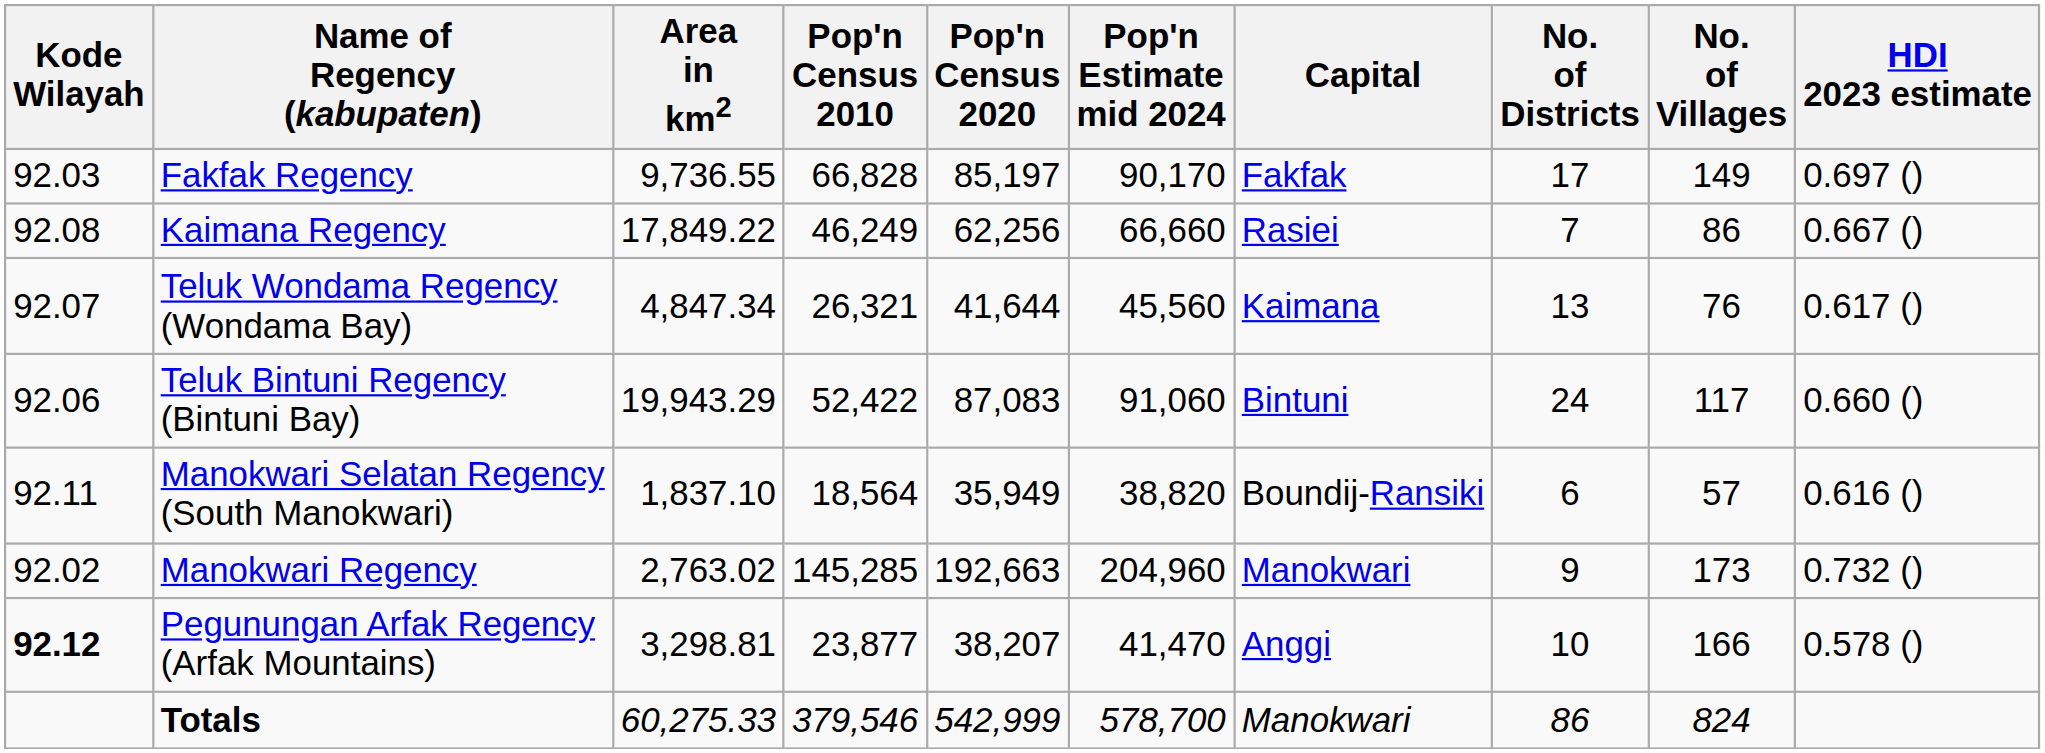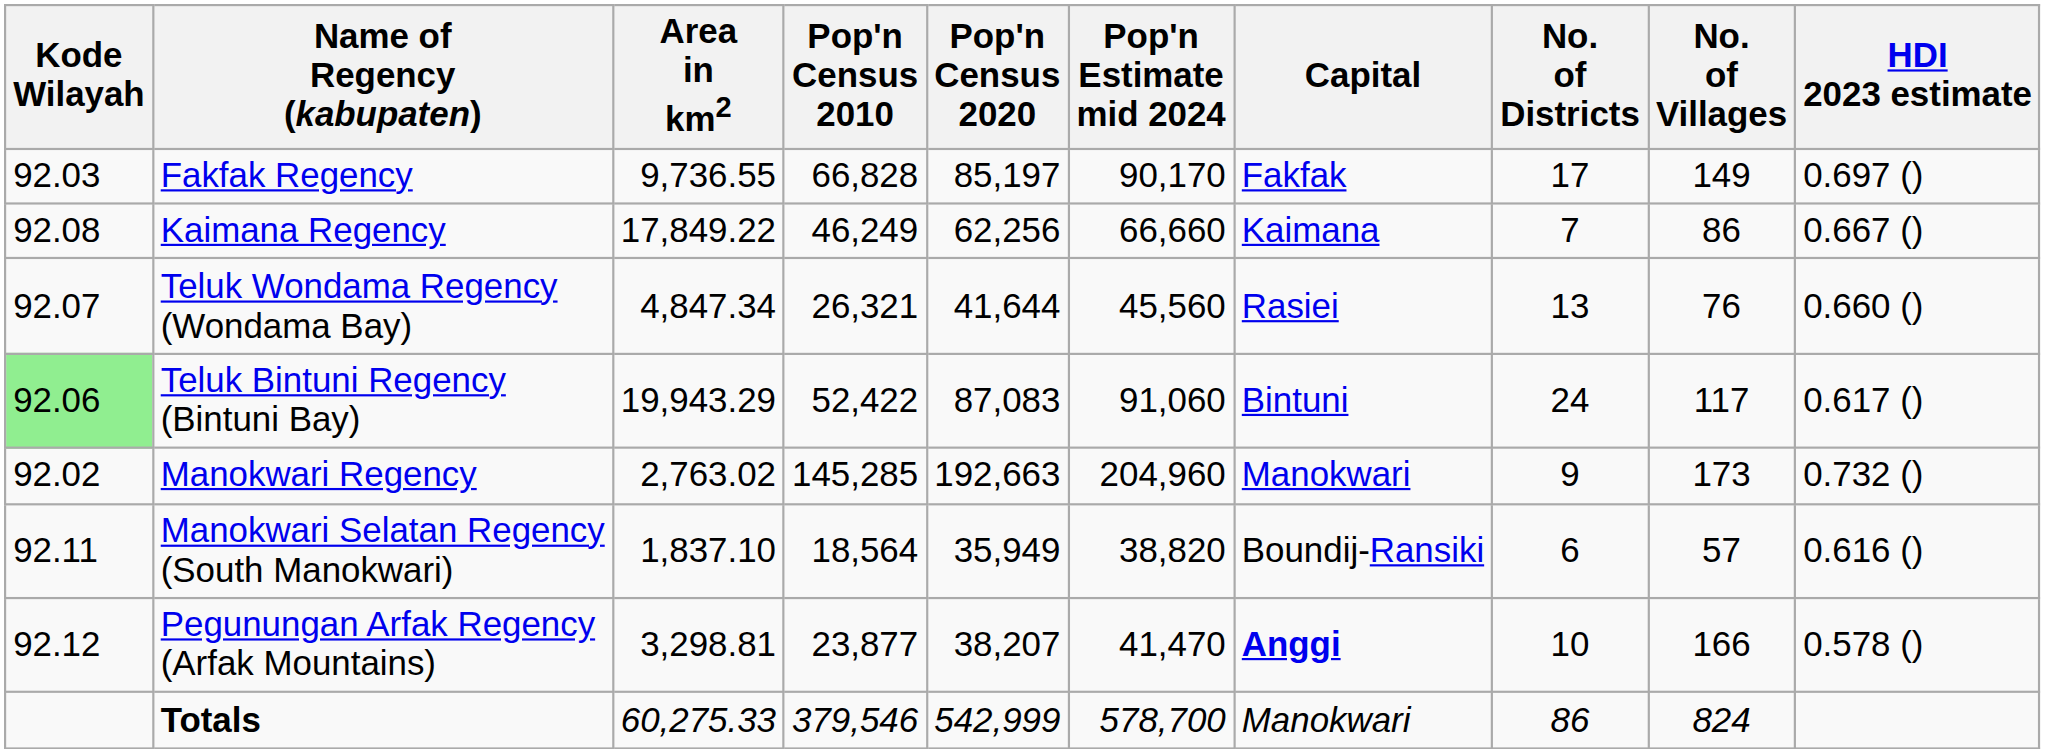(1290, 230) Rasiei -> (1311, 230) Kaimana
(1311, 305) Kaimana -> (1290, 305) Rasiei
(1863, 305) 0.617 () -> (1863, 305) 0.660 ()
(57, 400) no background -> (57, 400) lightgreen background
(1863, 400) 0.660 () -> (1863, 400) 0.617 ()
rows swapped: (319, 569) <-> (383, 494)
(57, 644) bold -> (57, 644) normal
(1286, 644) normal -> (1291, 644) bold
